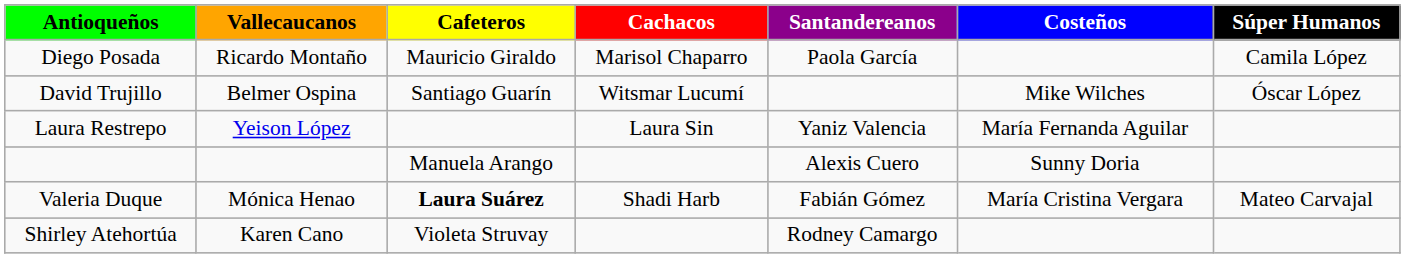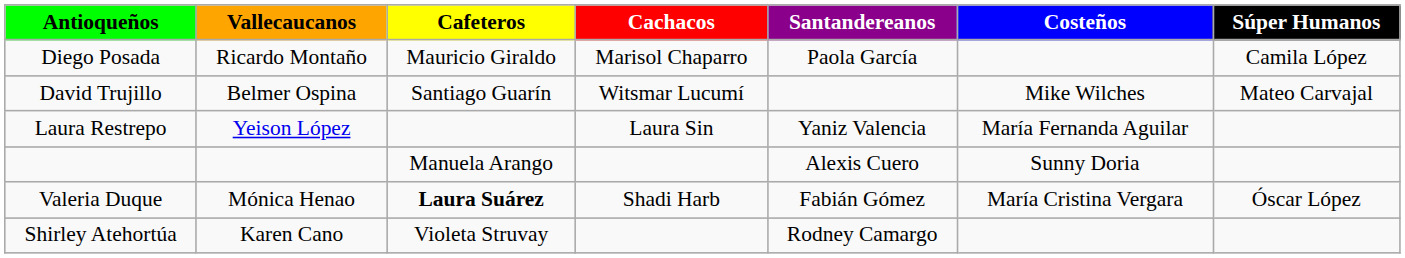(1306, 92) Óscar López -> (1306, 92) Mateo Carvajal
(1306, 199) Mateo Carvajal -> (1306, 199) Óscar López
